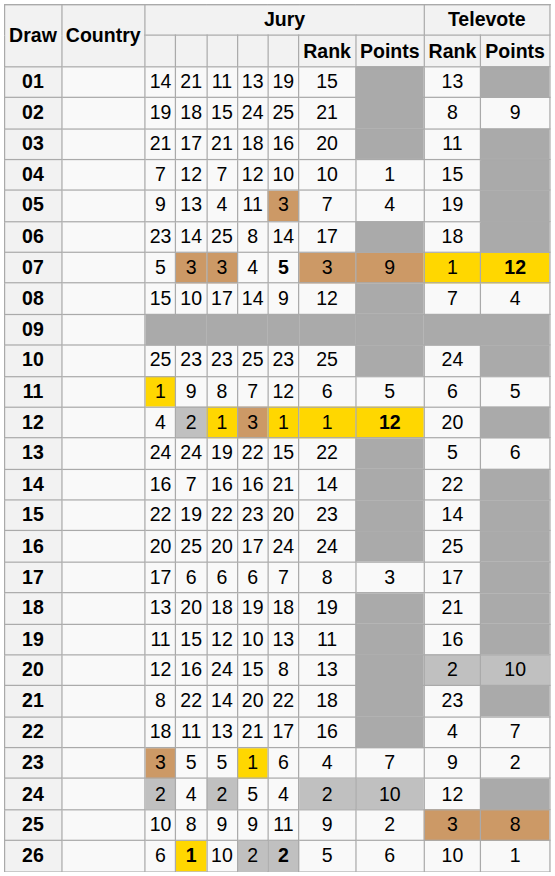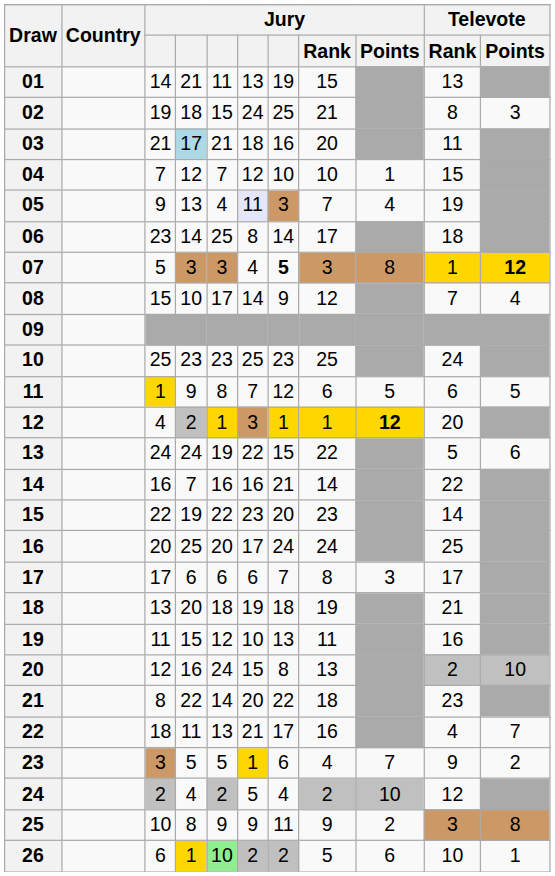(515, 112) 9 -> (515, 112) 3
(191, 143) no background -> (191, 143) lightblue background
(253, 205) no background -> (253, 205) lavender background
(390, 267) 9 -> (390, 267) 8
(191, 855) bold -> (191, 855) normal
(222, 855) no background -> (222, 855) lightgreen background
(283, 855) bold -> (283, 855) normal
